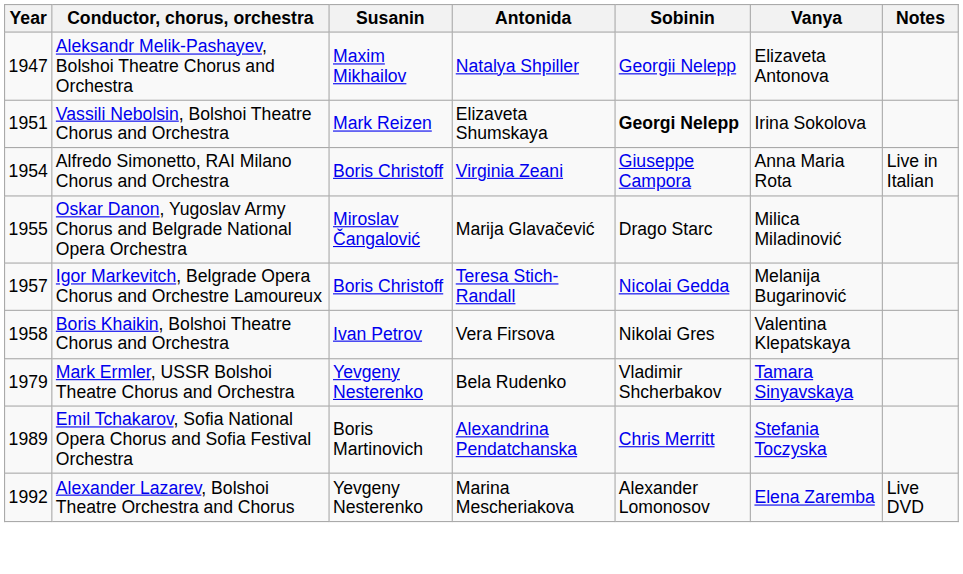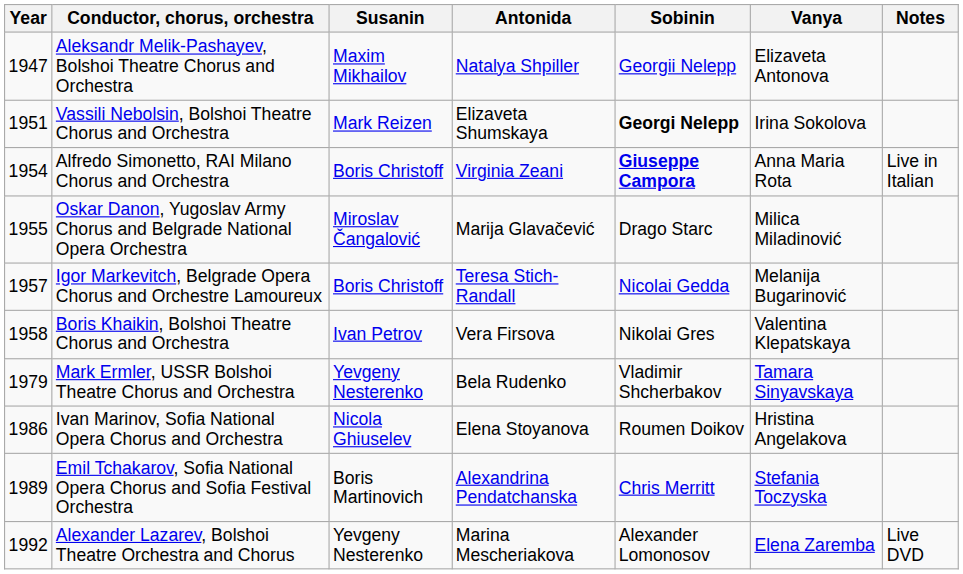(656, 171) normal -> (659, 171) bold
+ row: (169, 429)
